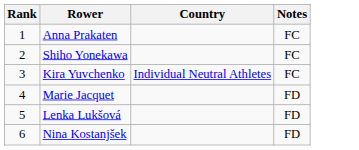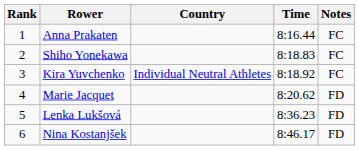+ column: (296, 14)
